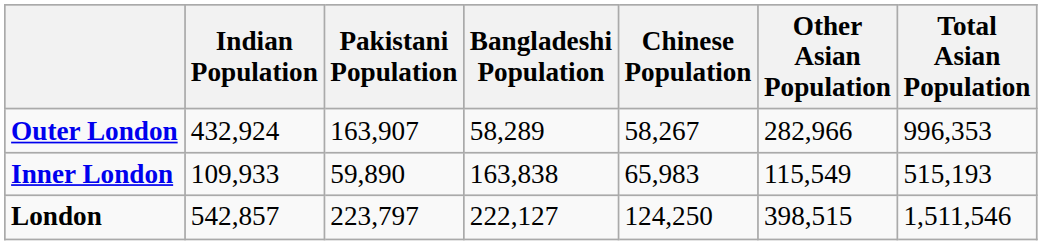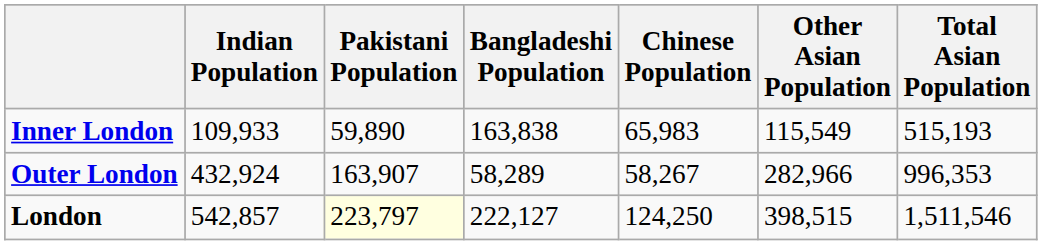rows swapped: (92, 173) <-> (94, 130)
(375, 216) no background -> (375, 216) lightyellow background
